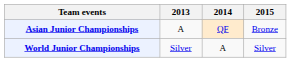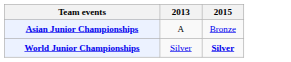- column: (223, 12)
(265, 48) normal -> (223, 48) bold
